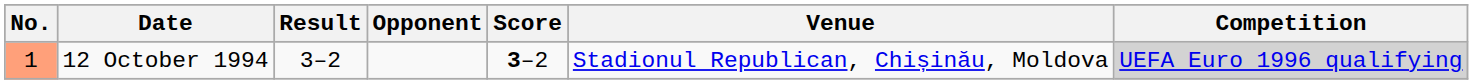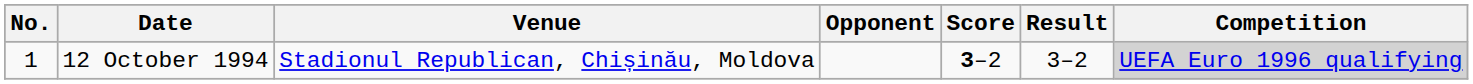columns swapped: (841, 24) <-> (320, 24)
(31, 61) lightsalmon background -> (31, 61) no background
